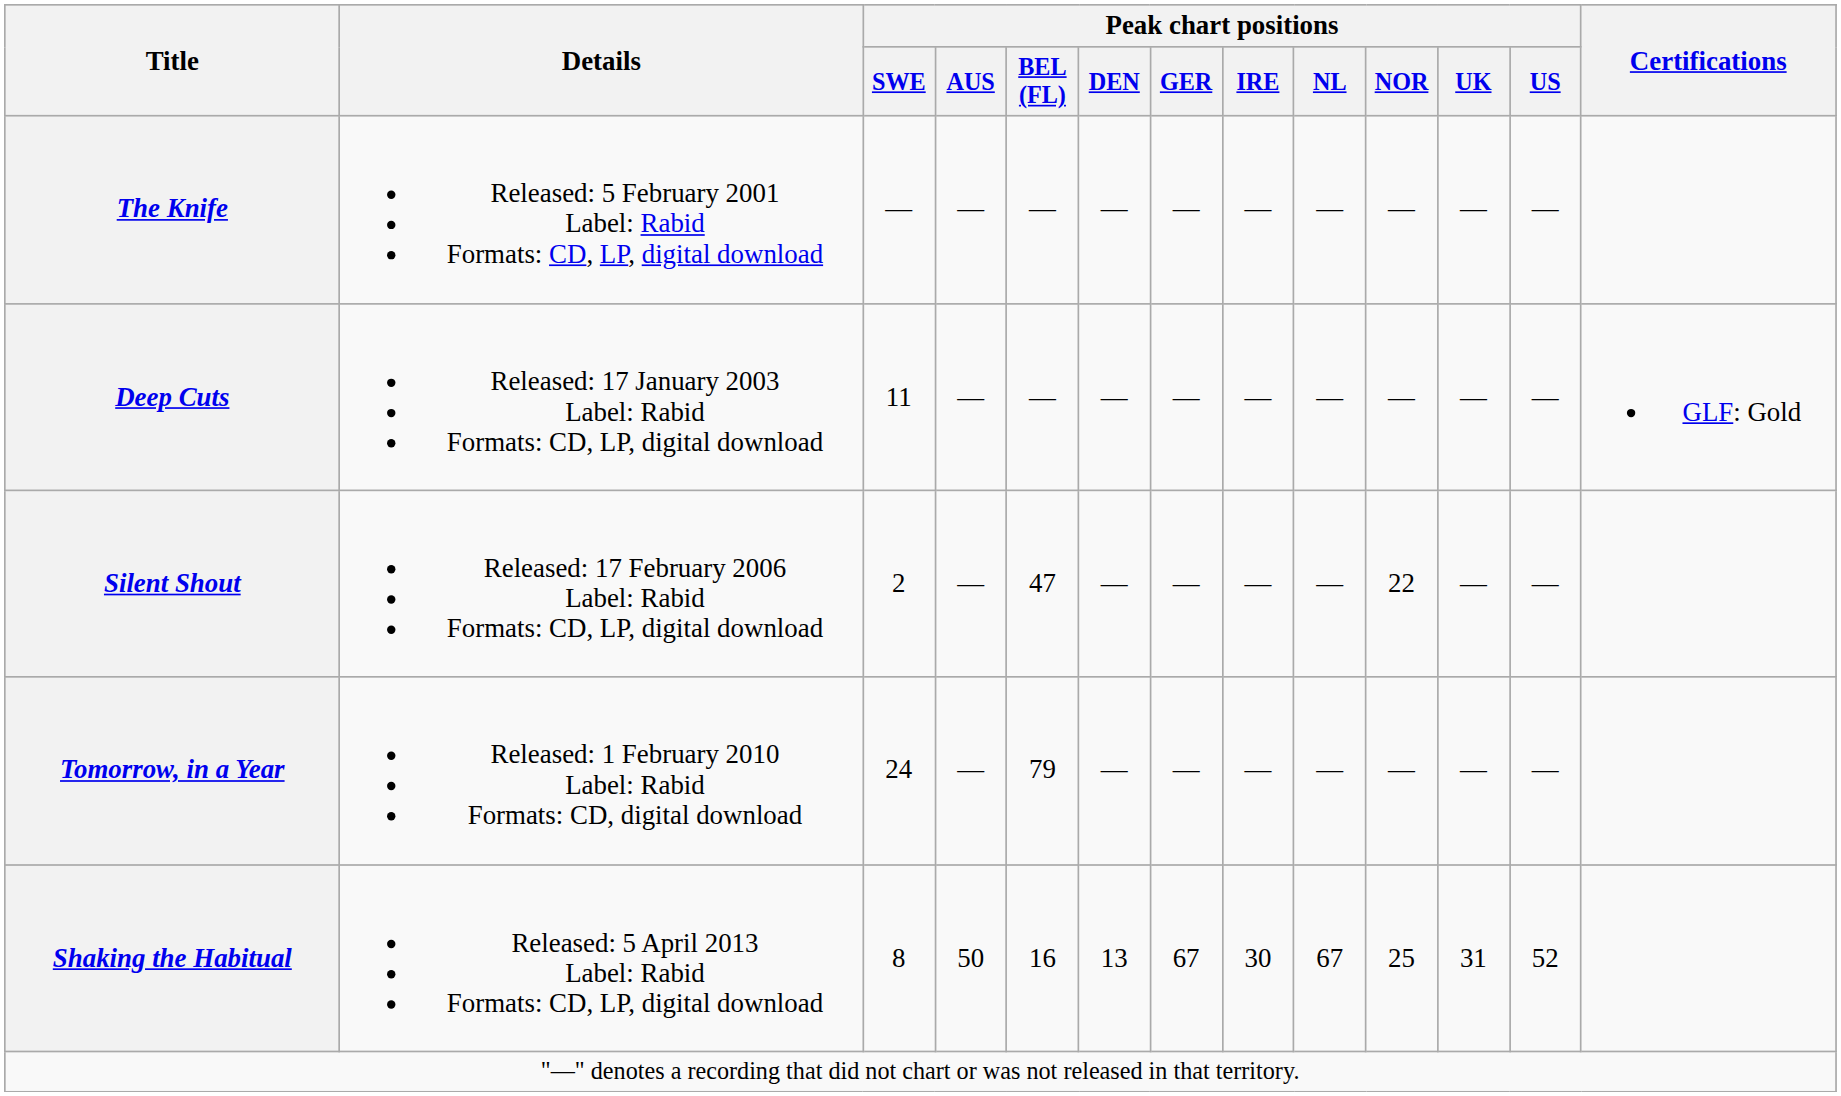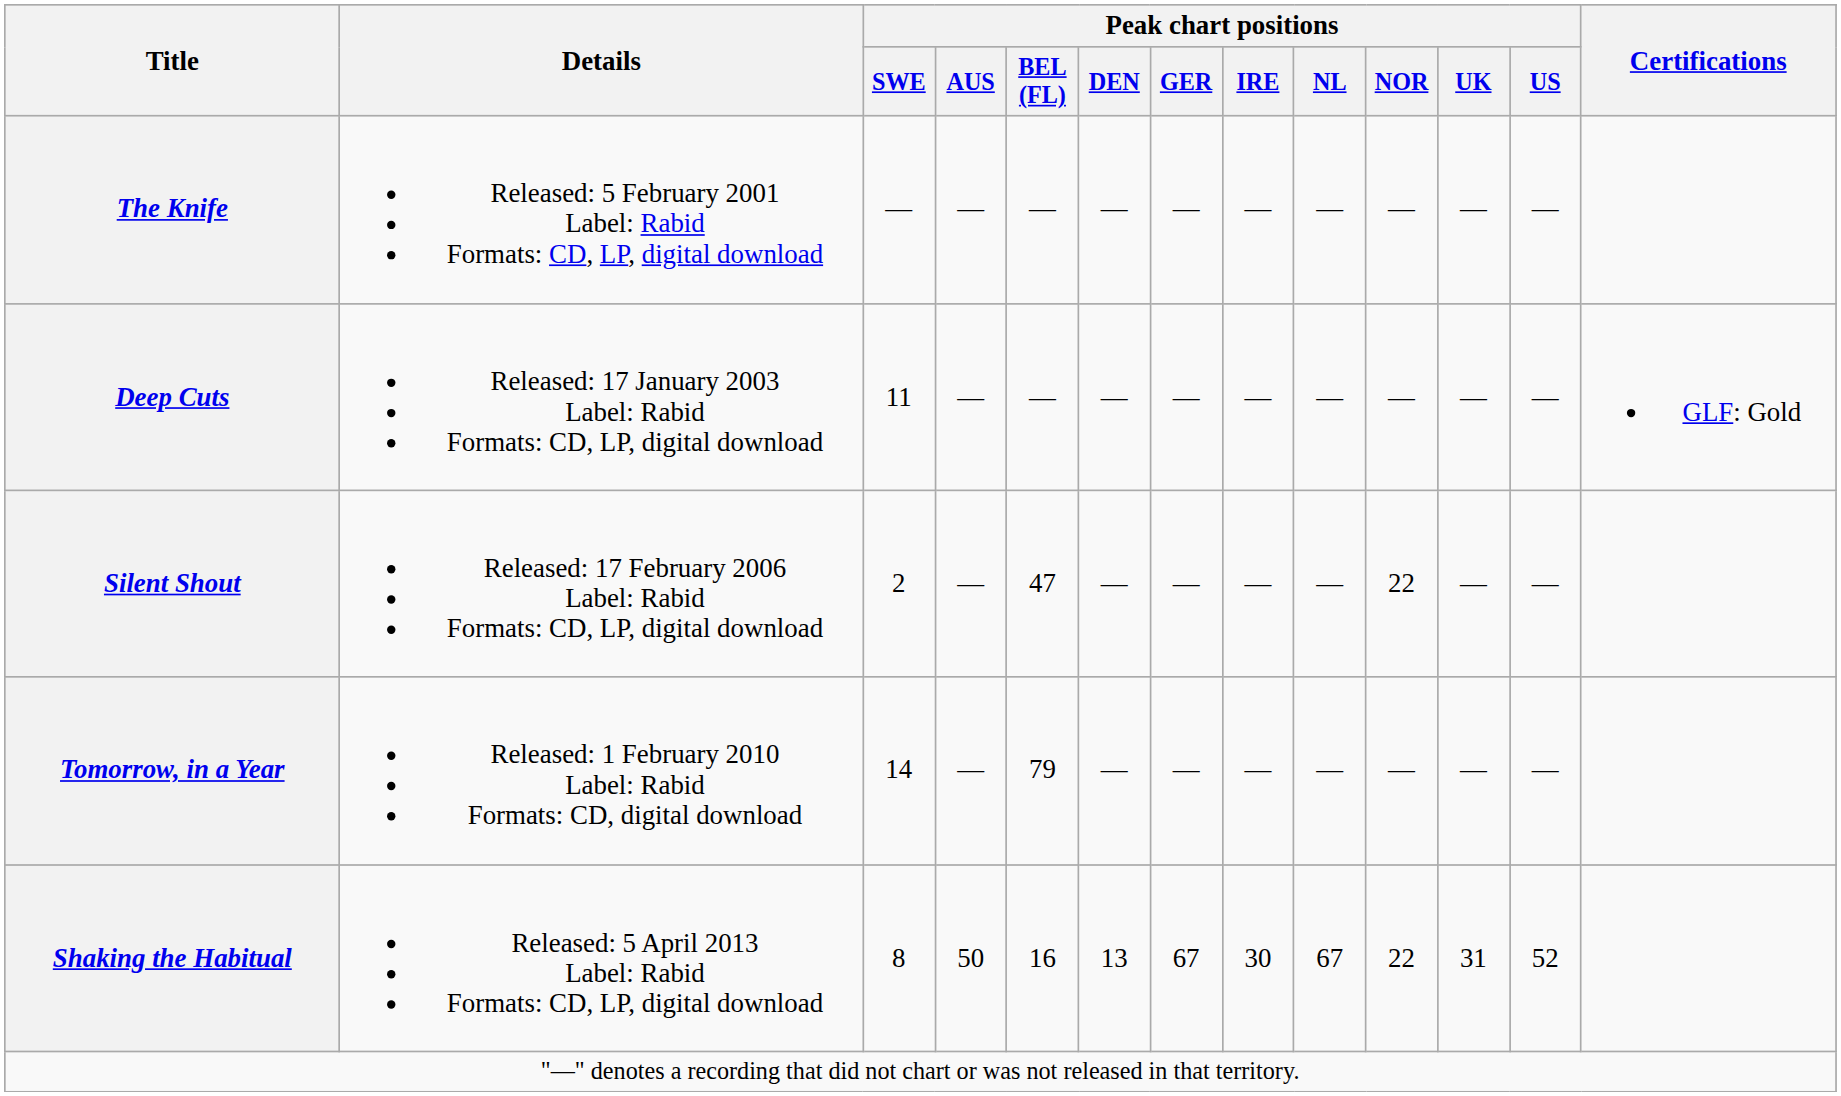(899, 770) 24 -> (899, 770) 14
(1402, 957) 25 -> (1402, 957) 22
